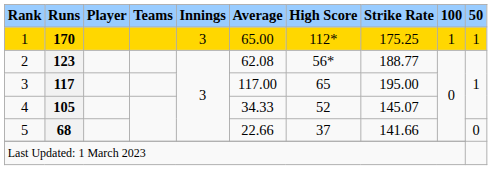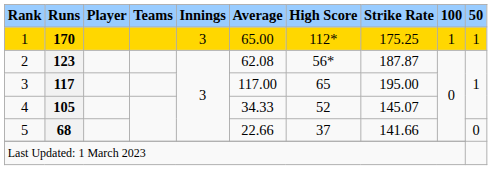(399, 61) 188.77 -> (399, 61) 187.87
